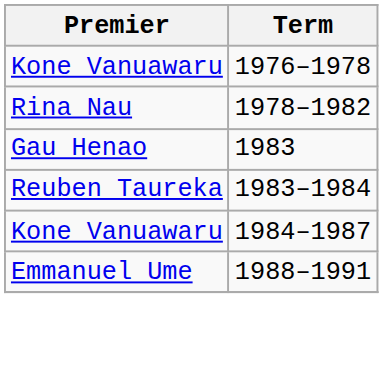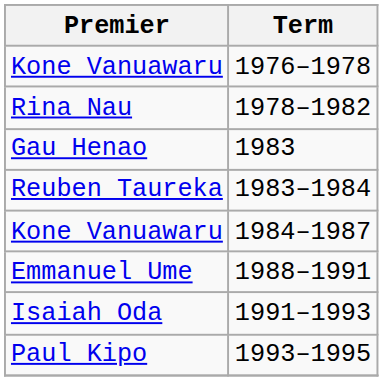+ row: (303, 313)
+ row: (303, 354)
